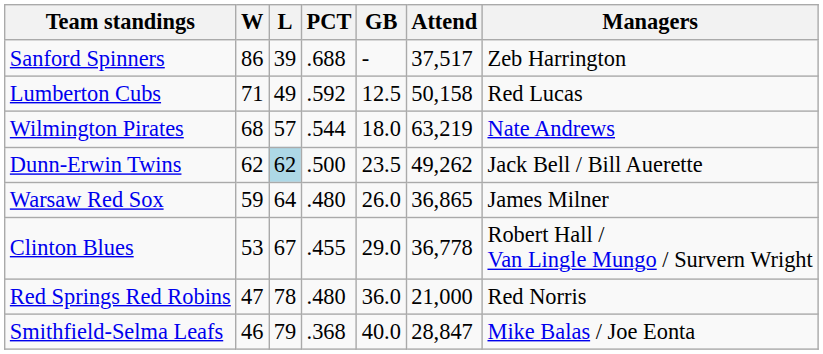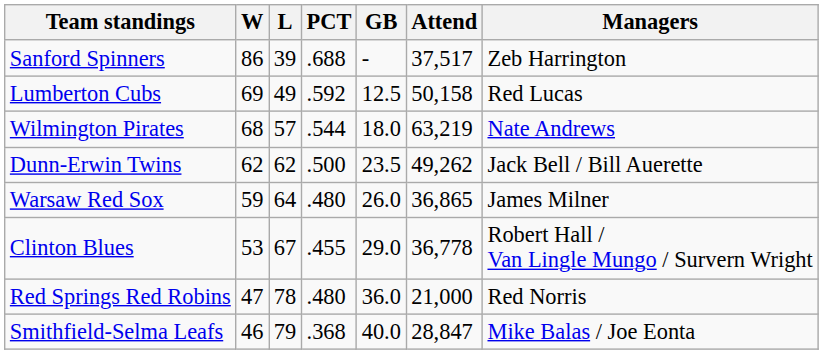(252, 93) 71 -> (252, 93) 69
(285, 164) lightblue background -> (285, 164) no background
